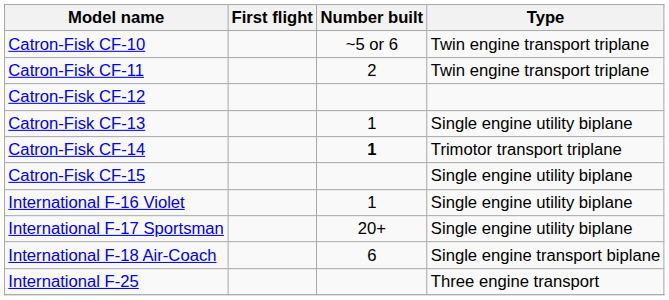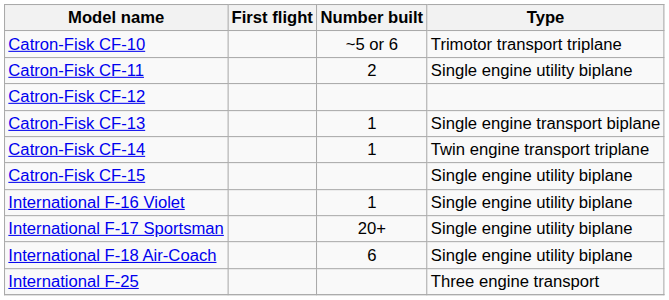(540, 44) Twin engine transport triplane -> (526, 44) Trimotor transport triplane
(540, 70) Twin engine transport triplane -> (532, 70) Single engine utility biplane
(532, 123) Single engine utility biplane -> (546, 123) Single engine transport biplane
(372, 149) bold -> (372, 149) normal
(526, 149) Trimotor transport triplane -> (540, 149) Twin engine transport triplane
(546, 255) Single engine transport biplane -> (532, 255) Single engine utility biplane
